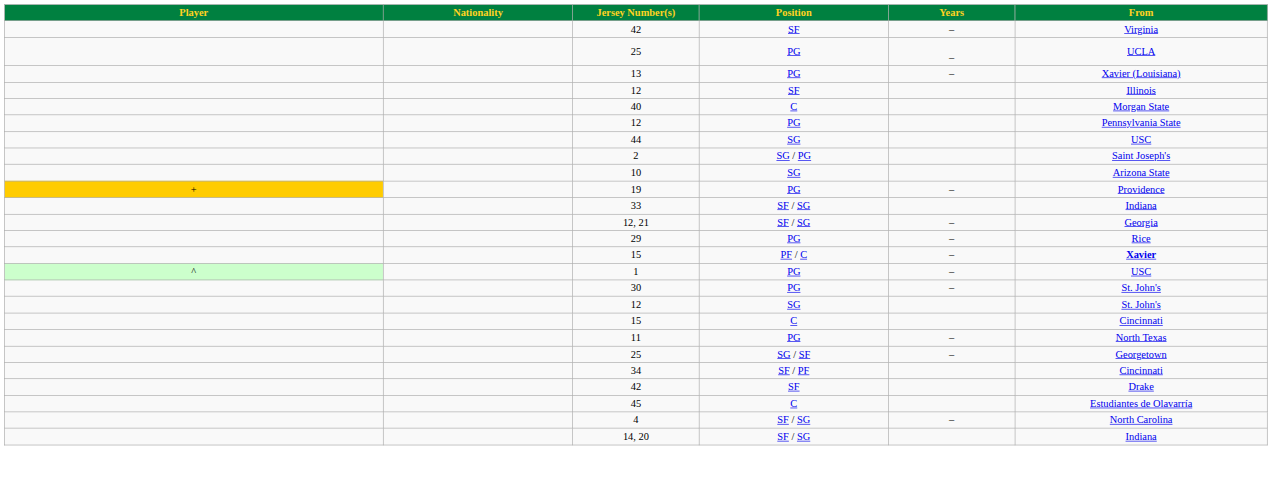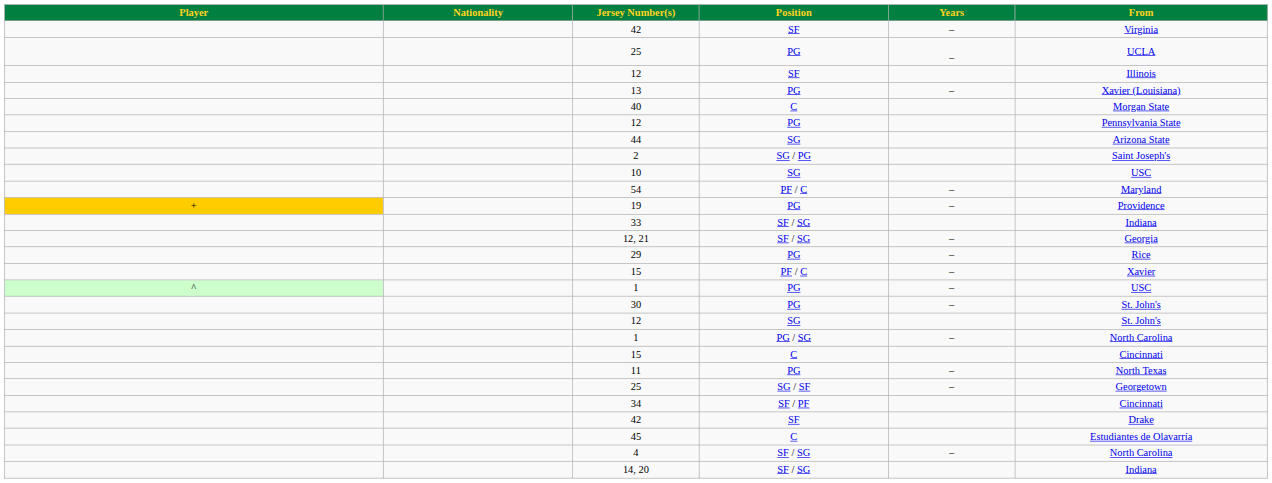rows swapped: (636, 73) <-> (636, 90)
(1141, 139) USC -> (1141, 139) Arizona State
(1141, 172) Arizona State -> (1141, 172) USC
+ row: (636, 189)
(1141, 255) bold -> (1141, 271) normal
+ row: (636, 337)
